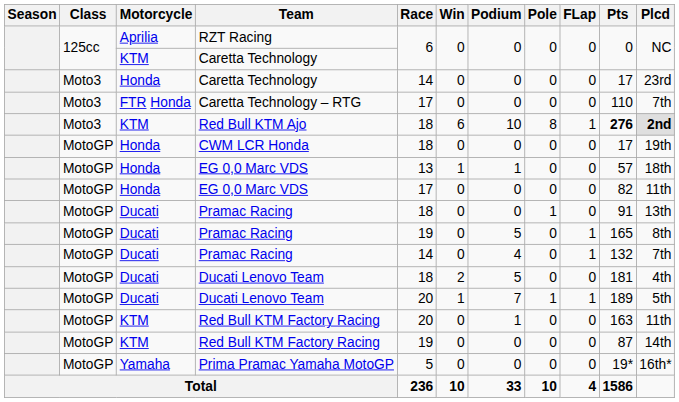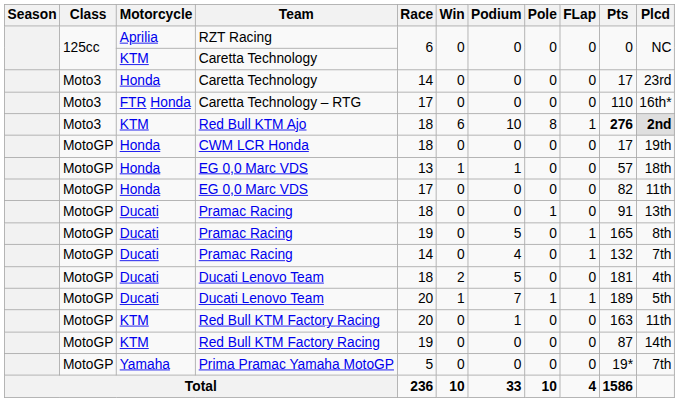(662, 102) 7th -> (655, 102) 16th*
(655, 364) 16th* -> (662, 364) 7th
